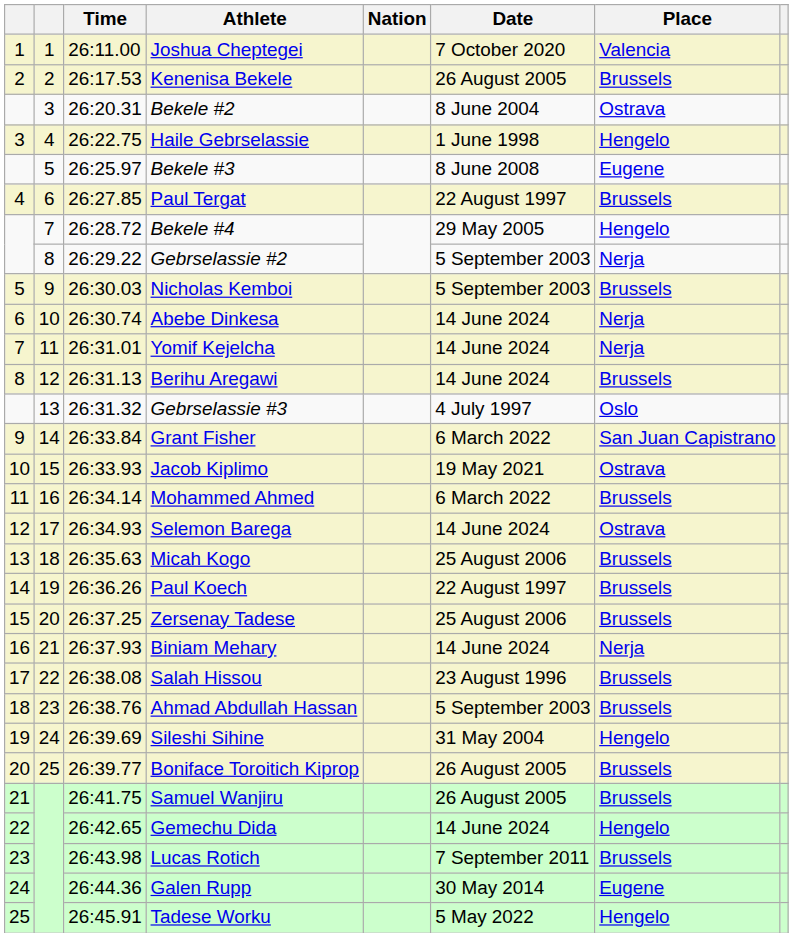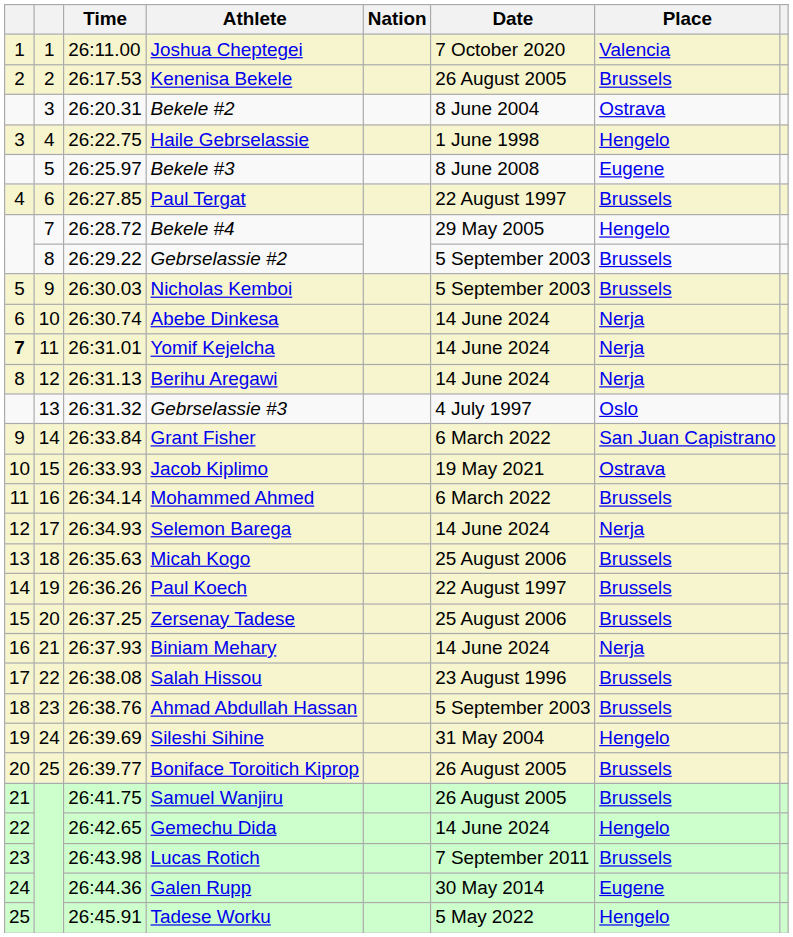(622, 259) Nerja -> (635, 259) Brussels
(19, 348) normal -> (19, 348) bold
(635, 378) Brussels -> (622, 378) Nerja
(632, 528) Ostrava -> (622, 528) Nerja
